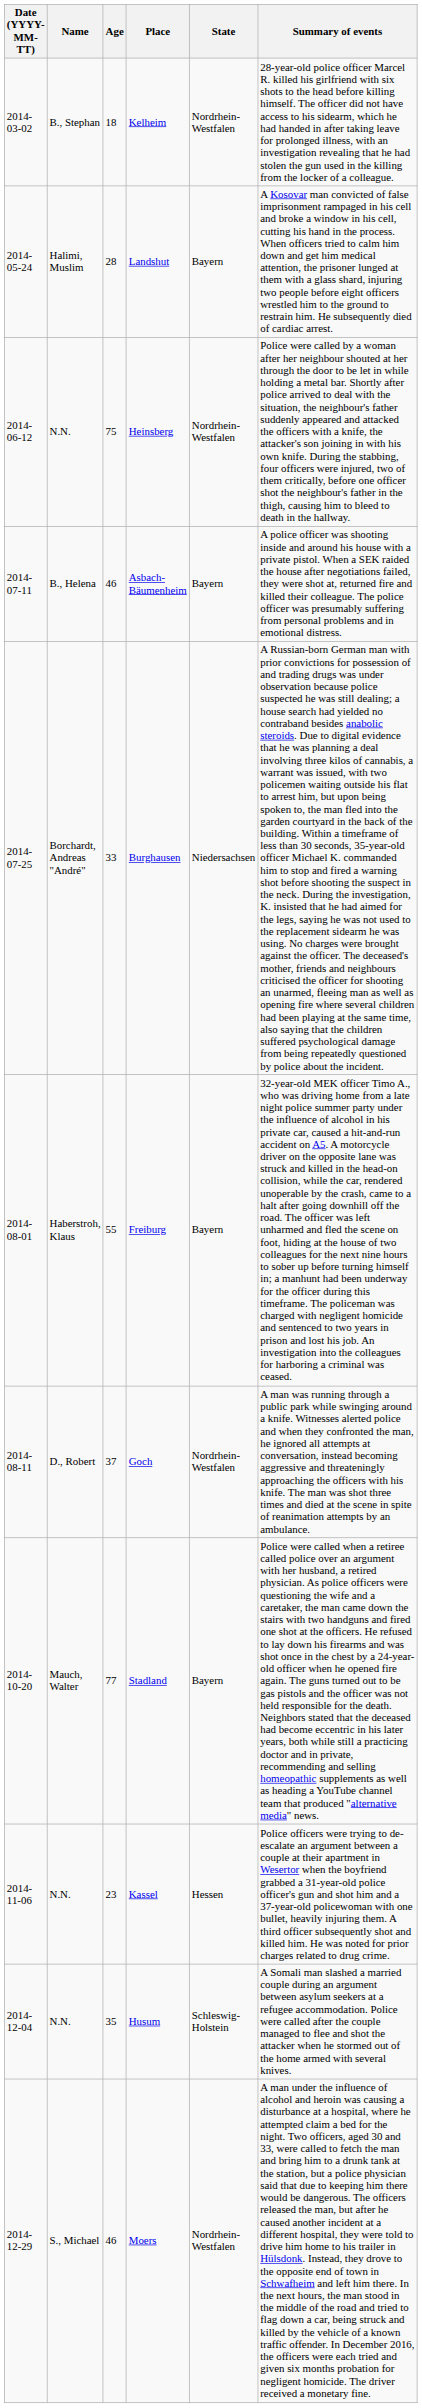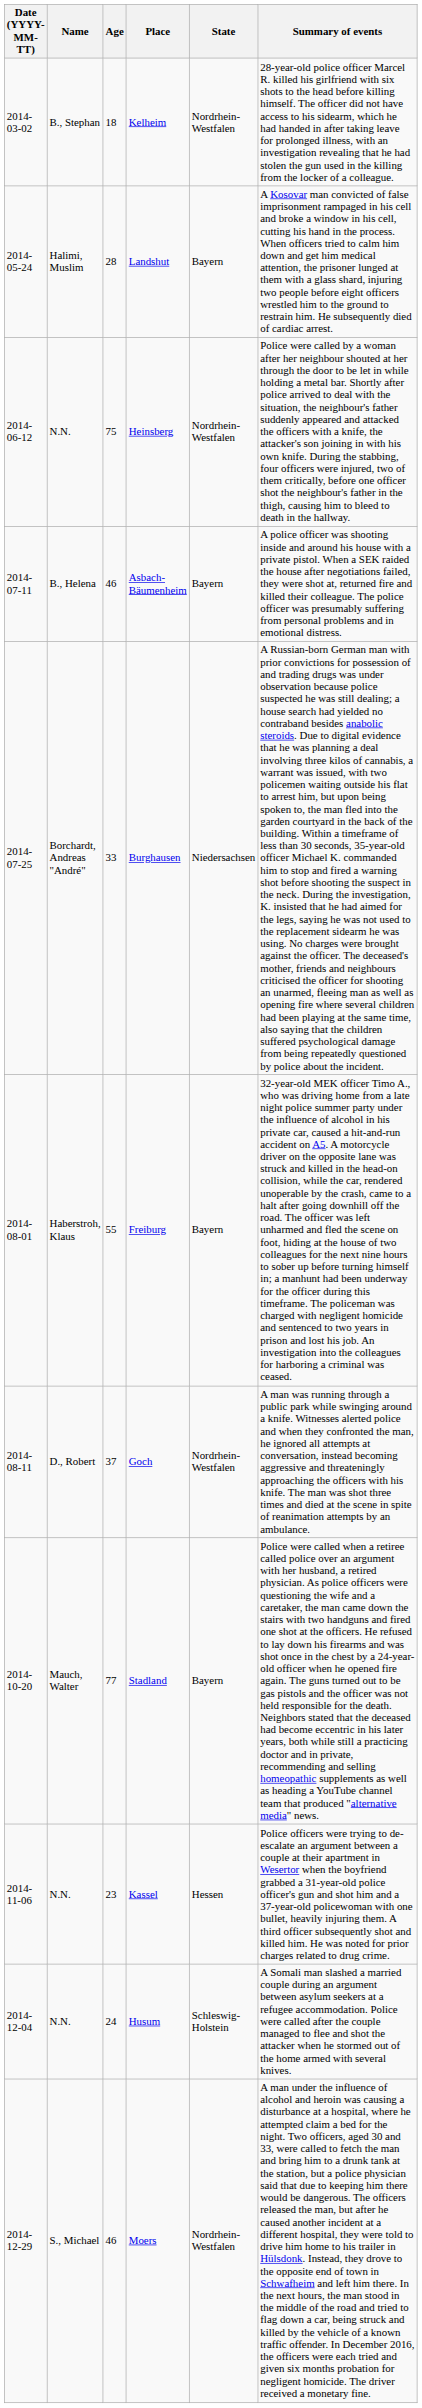(111, 2021) 35 -> (111, 2021) 24
